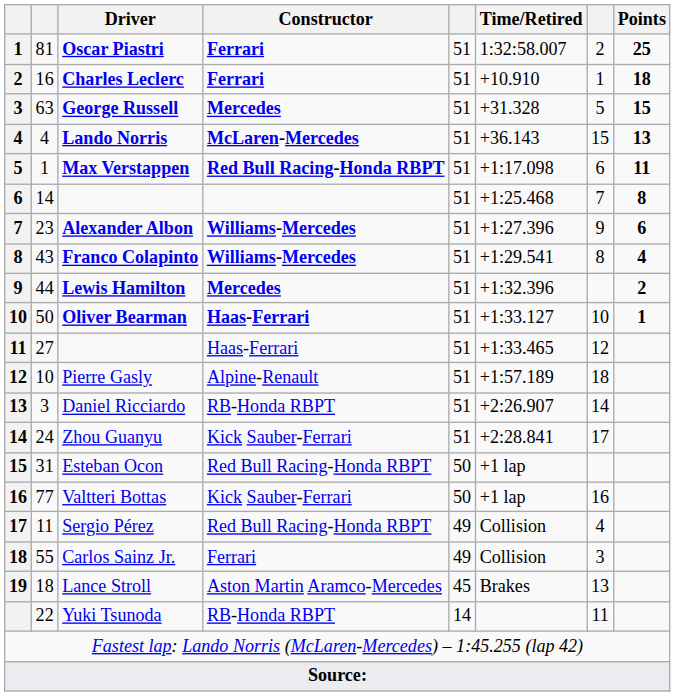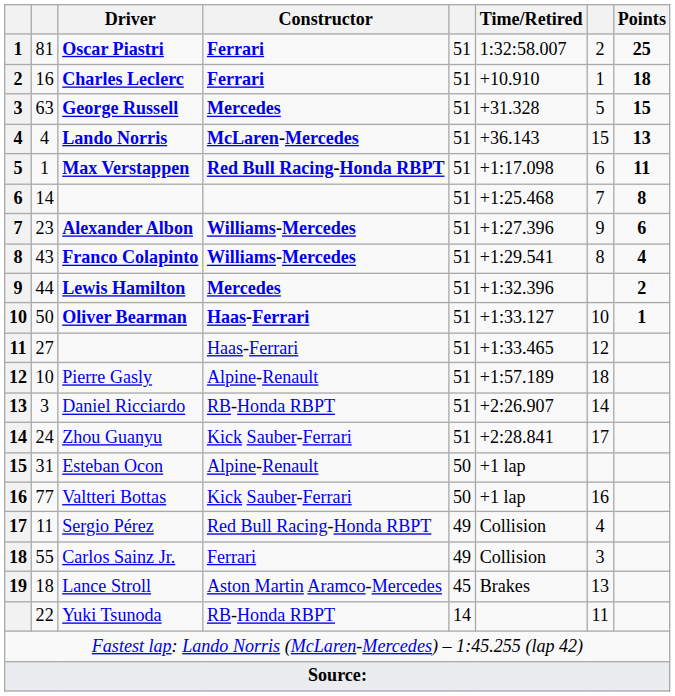(319, 466) Red Bull Racing-Honda RBPT -> (263, 466) Alpine-Renault
